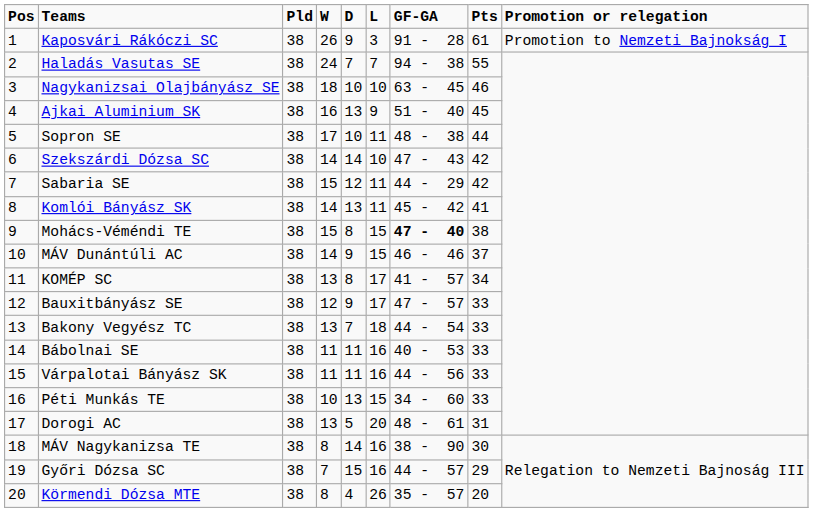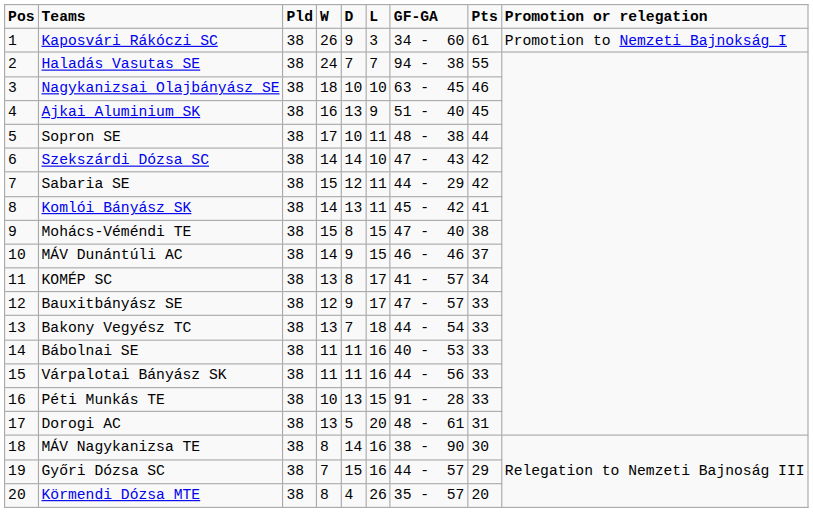(429, 40) 91 - 28 -> (429, 40) 34 - 60
(429, 232) bold -> (429, 232) normal
(429, 400) 34 - 60 -> (429, 400) 91 - 28
